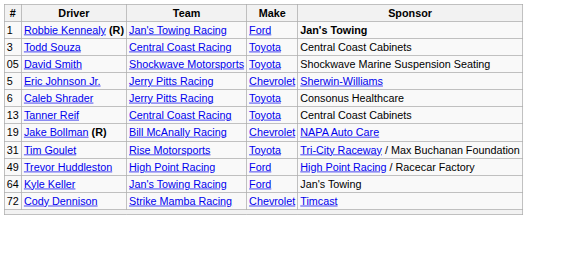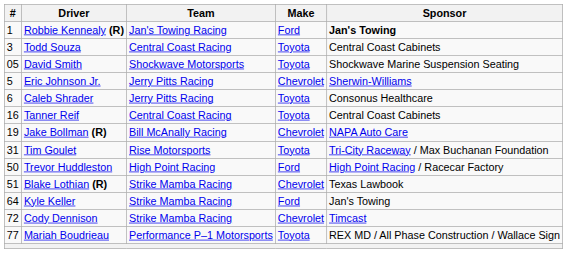(13, 116) 13 -> (13, 116) 16
(13, 167) 49 -> (13, 167) 50
+ row: (66, 184)
(178, 184) Jan's Towing Racing -> (181, 201) Strike Mamba Racing
+ row: (66, 235)
